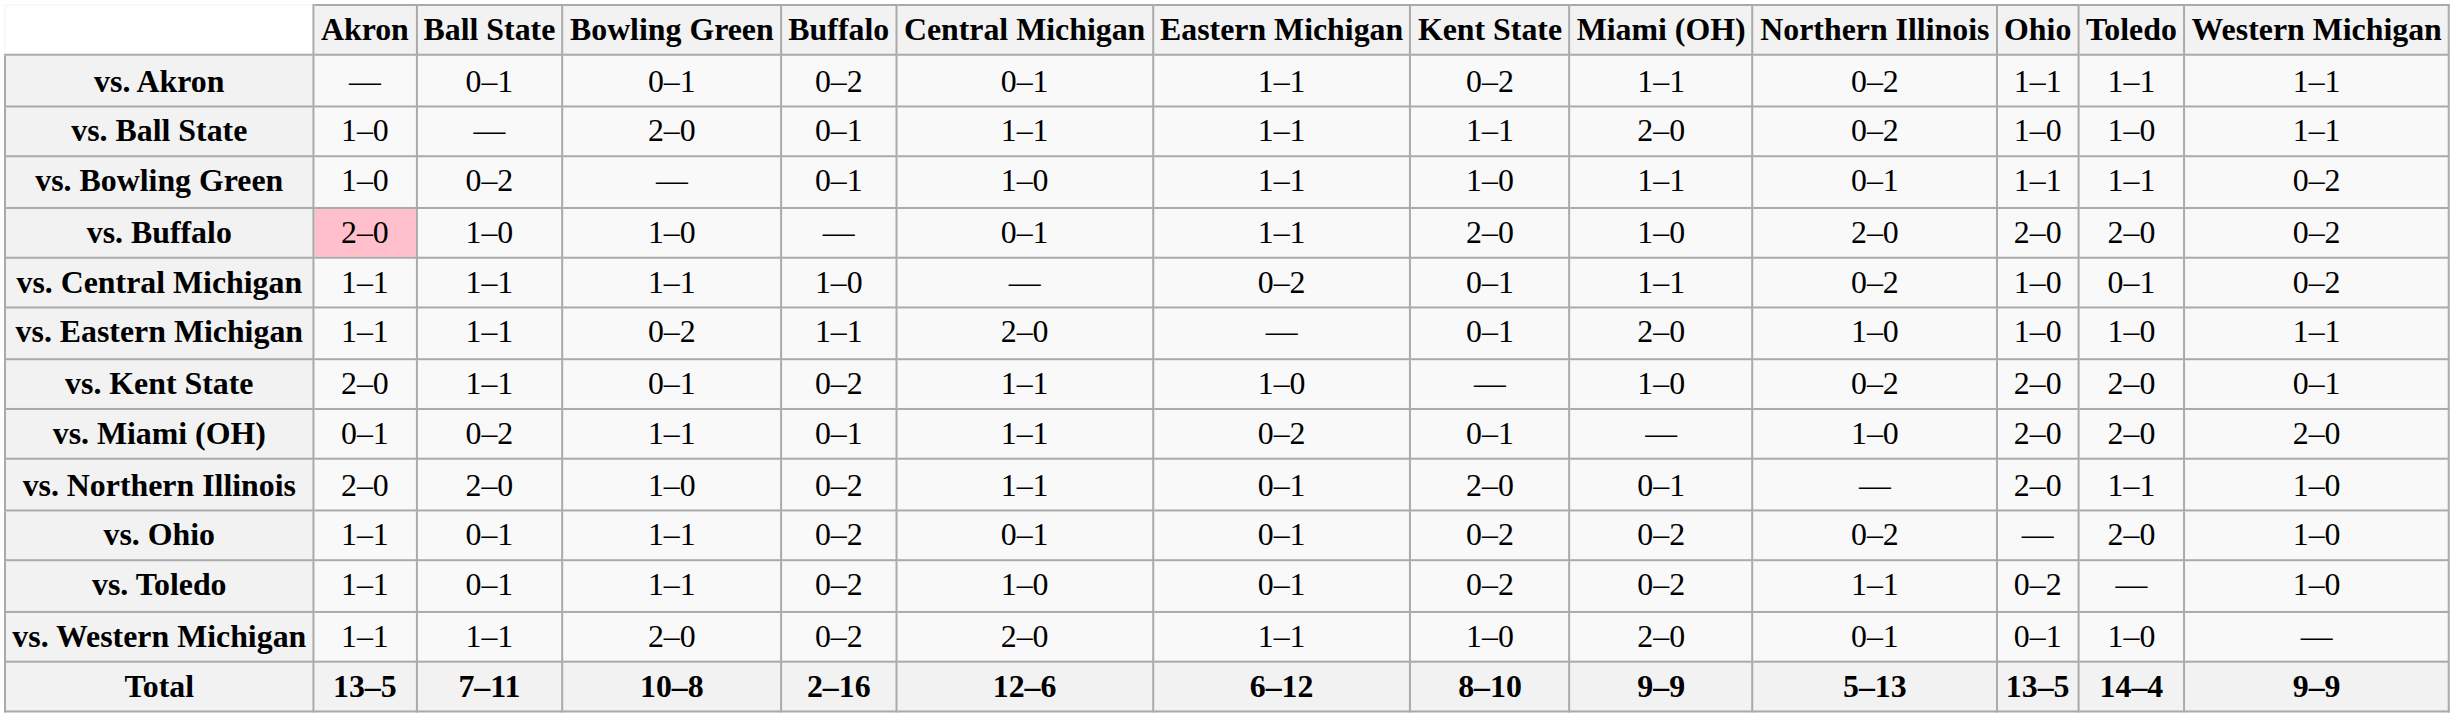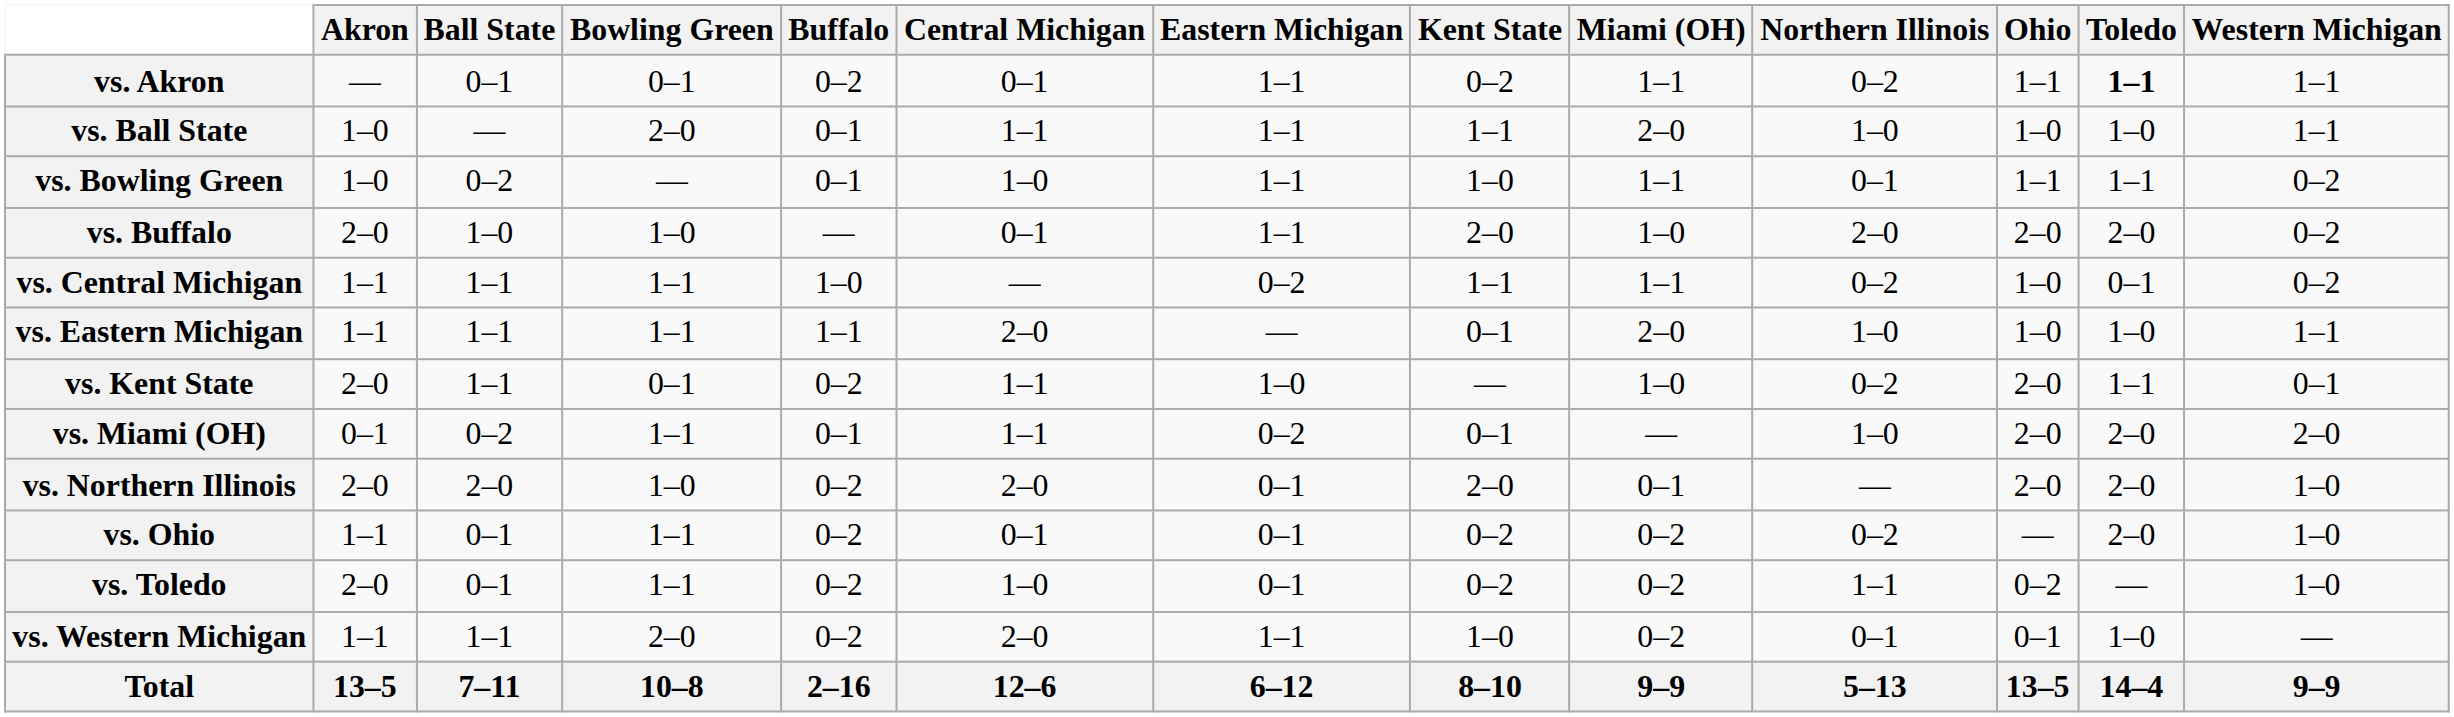(2131, 80) normal -> (2131, 80) bold
(1875, 130) 0–2 -> (1875, 130) 1–0
(365, 231) pink background -> (365, 231) no background
(1490, 282) 0–1 -> (1490, 282) 1–1
(672, 332) 0–2 -> (672, 332) 1–1
(2131, 383) 2–0 -> (2131, 383) 1–1
(1025, 484) 1–1 -> (1025, 484) 2–0
(2131, 484) 1–1 -> (2131, 484) 2–0
(365, 585) 1–1 -> (365, 585) 2–0
(1661, 635) 2–0 -> (1661, 635) 0–2
